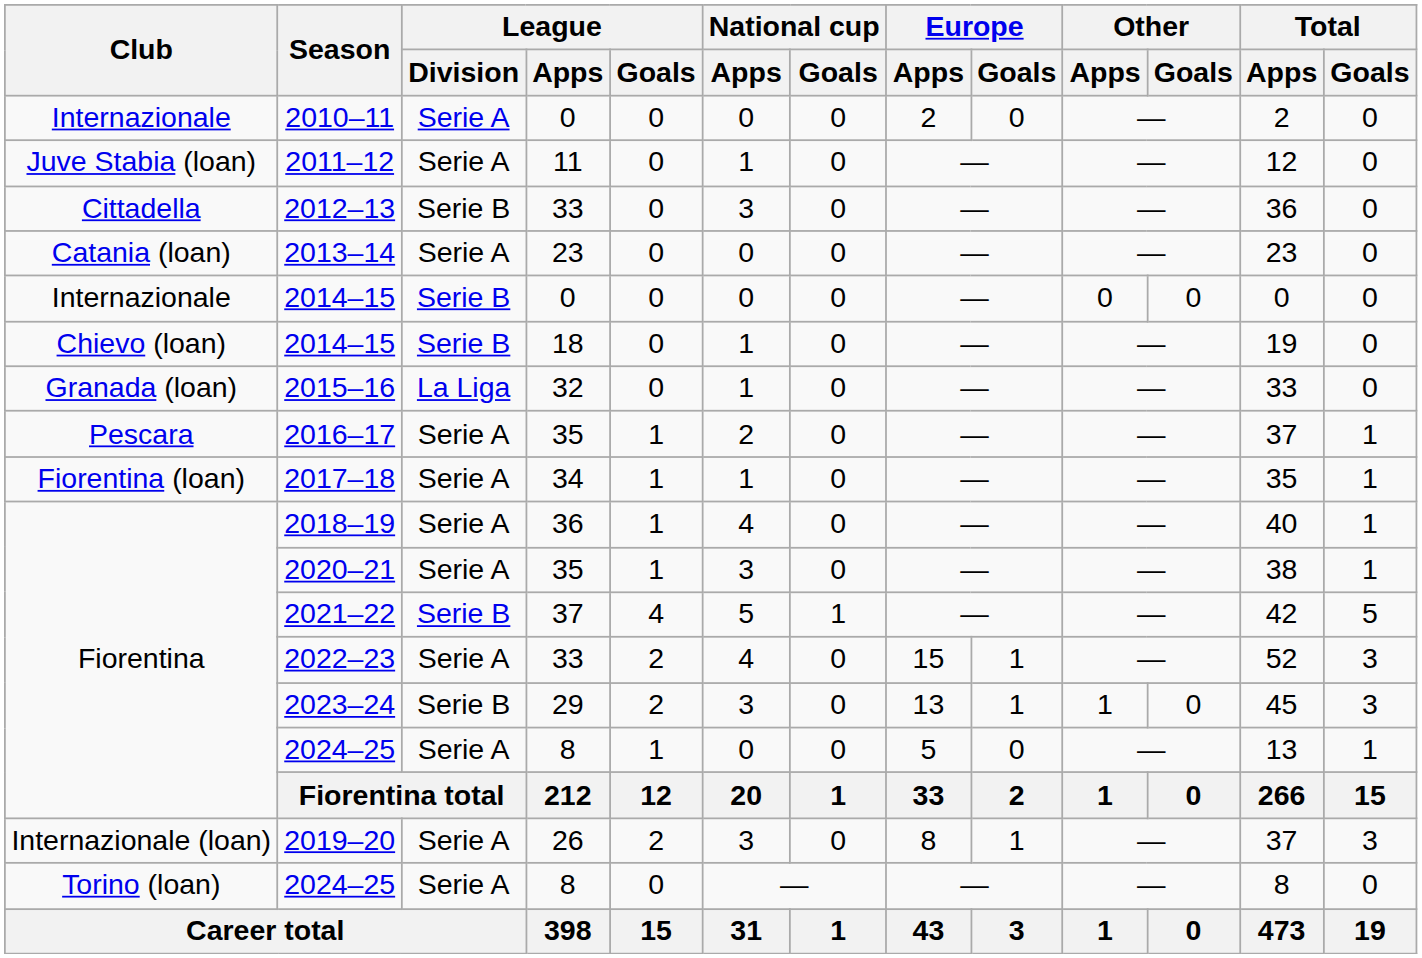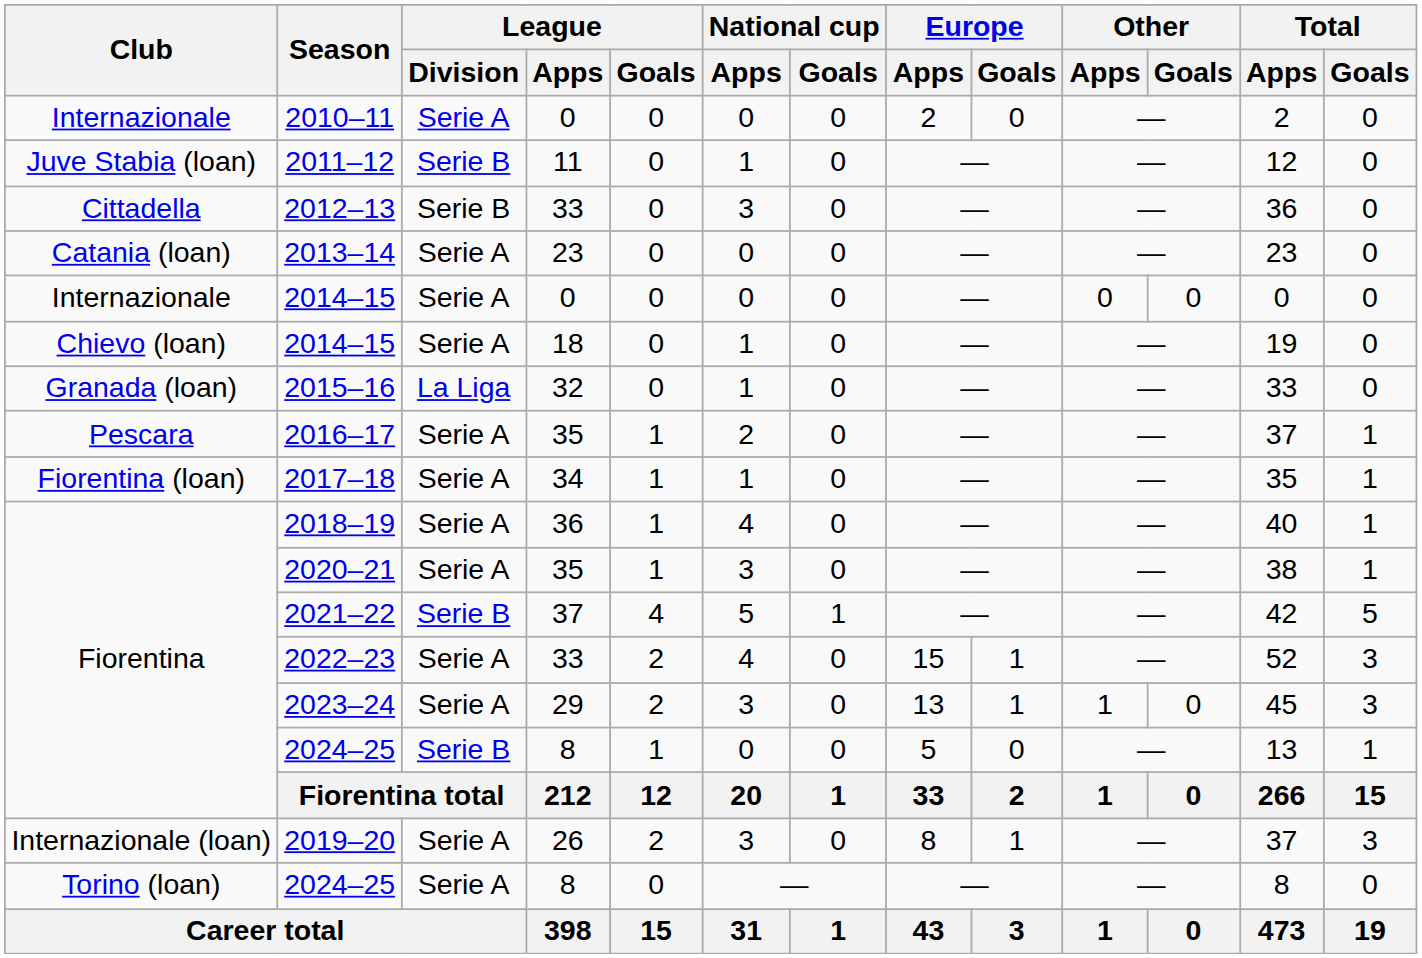(464, 162) Serie A -> (464, 162) Serie B
(464, 298) Serie B -> (464, 298) Serie A
(464, 343) Serie B -> (464, 343) Serie A
(464, 704) Serie B -> (464, 704) Serie A
(464, 749) Serie A -> (464, 749) Serie B
